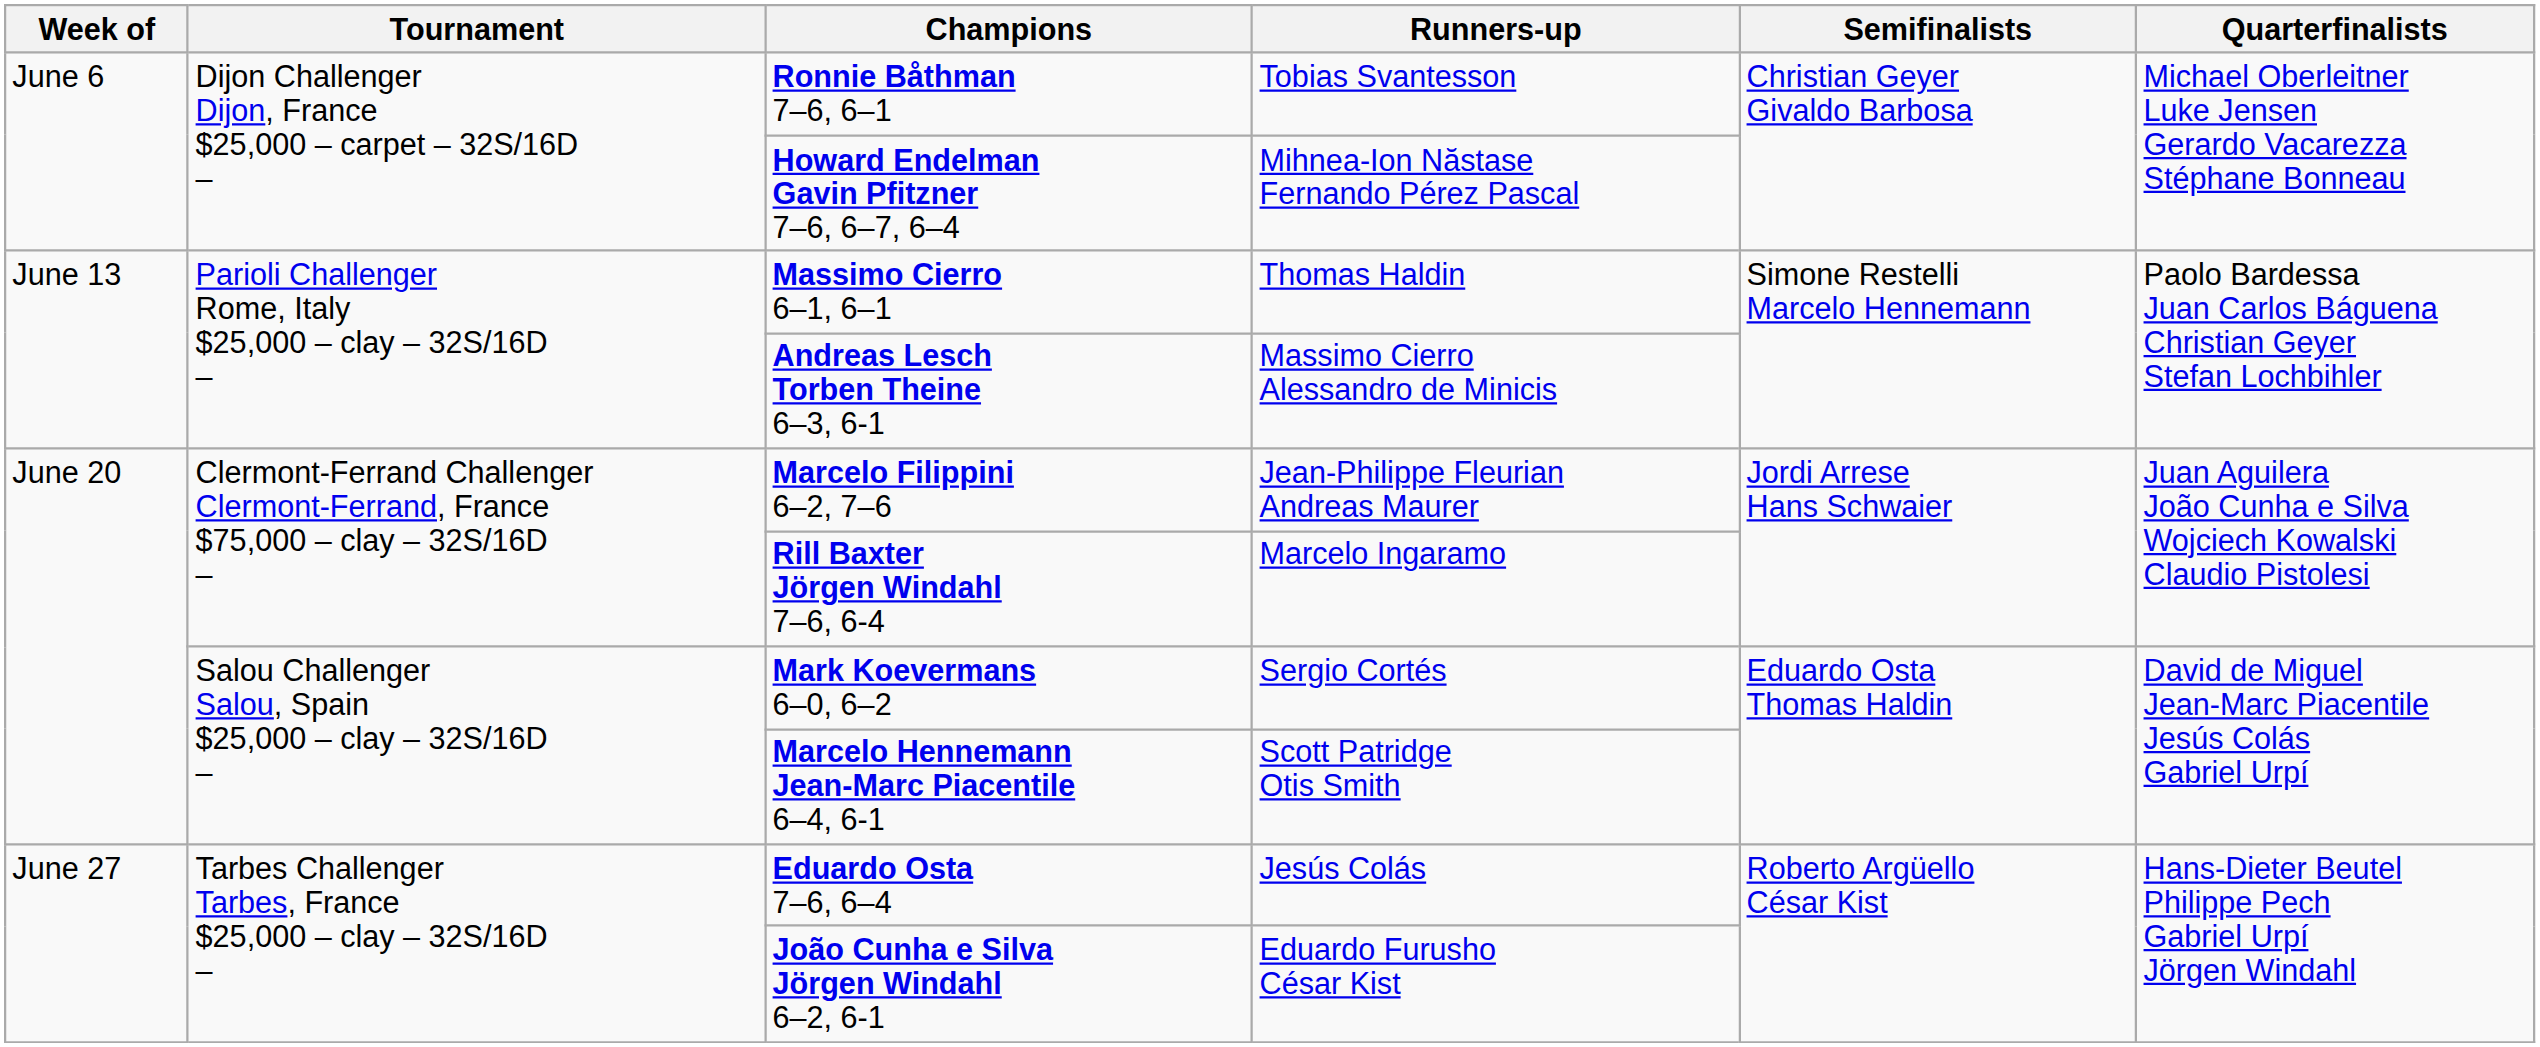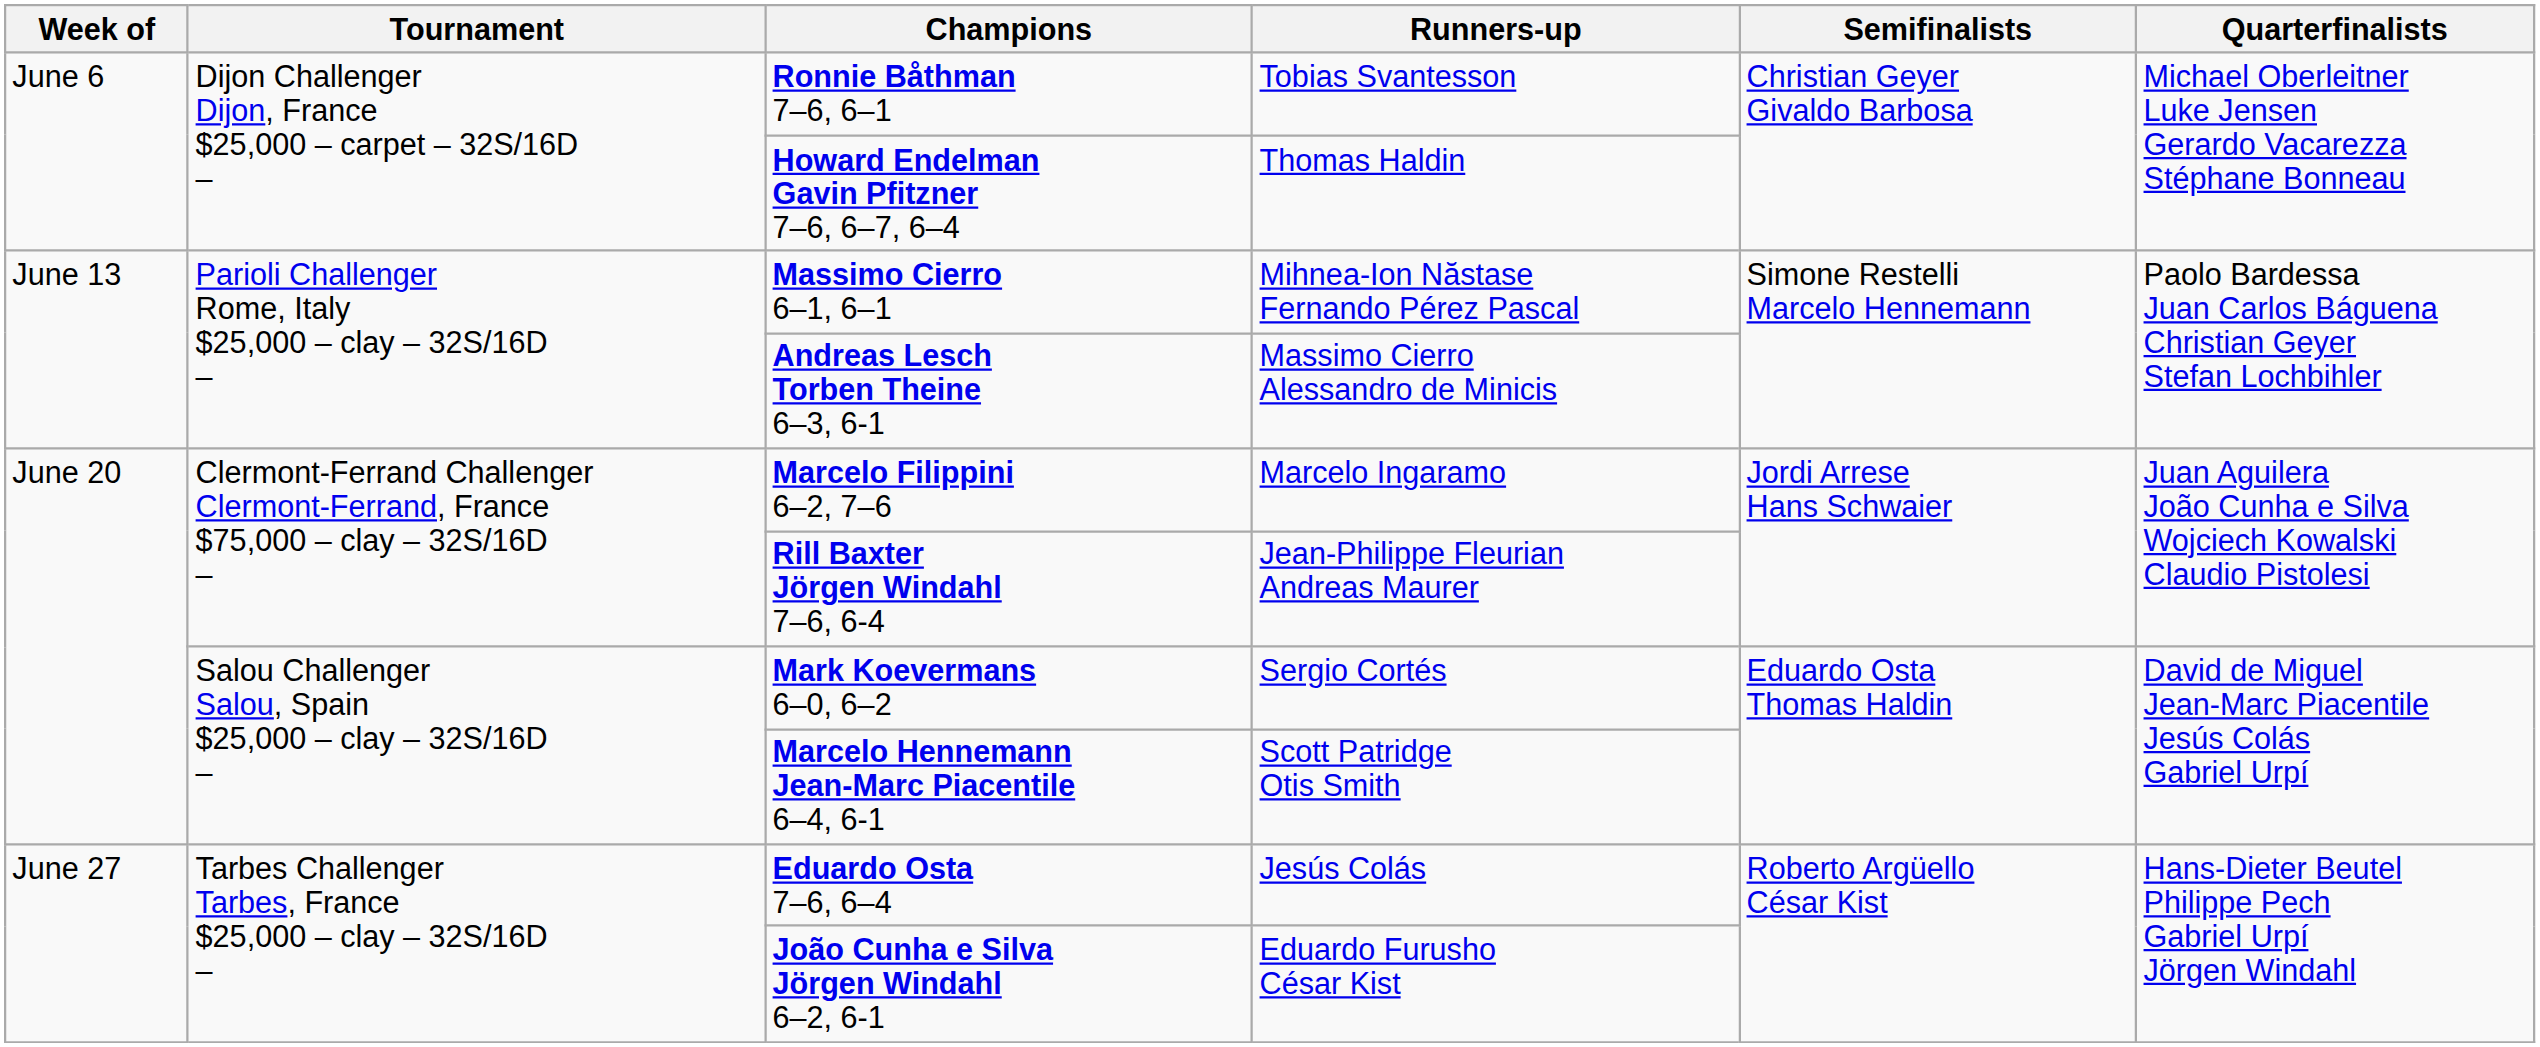(1419, 176) Mihnea-Ion Năstase Fernando Pérez Pascal -> (1362, 159) Thomas Haldin
(1362, 275) Thomas Haldin -> (1419, 292) Mihnea-Ion Năstase Fernando Pérez Pascal
(1412, 489) Jean-Philippe Fleurian Andreas Maurer -> (1383, 473) Marcelo Ingaramo
(1383, 554) Marcelo Ingaramo -> (1412, 571) Jean-Philippe Fleurian Andreas Maurer
